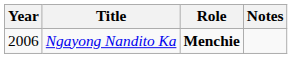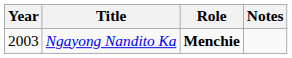(23, 41) 2006 -> (23, 41) 2003
